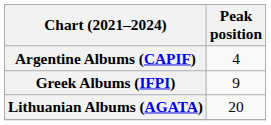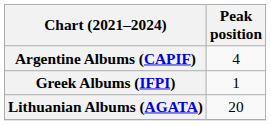(236, 82) 9 -> (236, 82) 1
